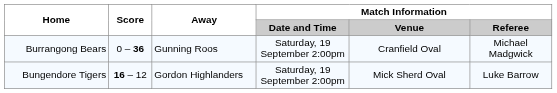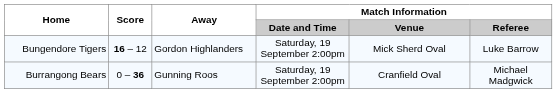rows swapped: (64, 75) <-> (66, 48)
